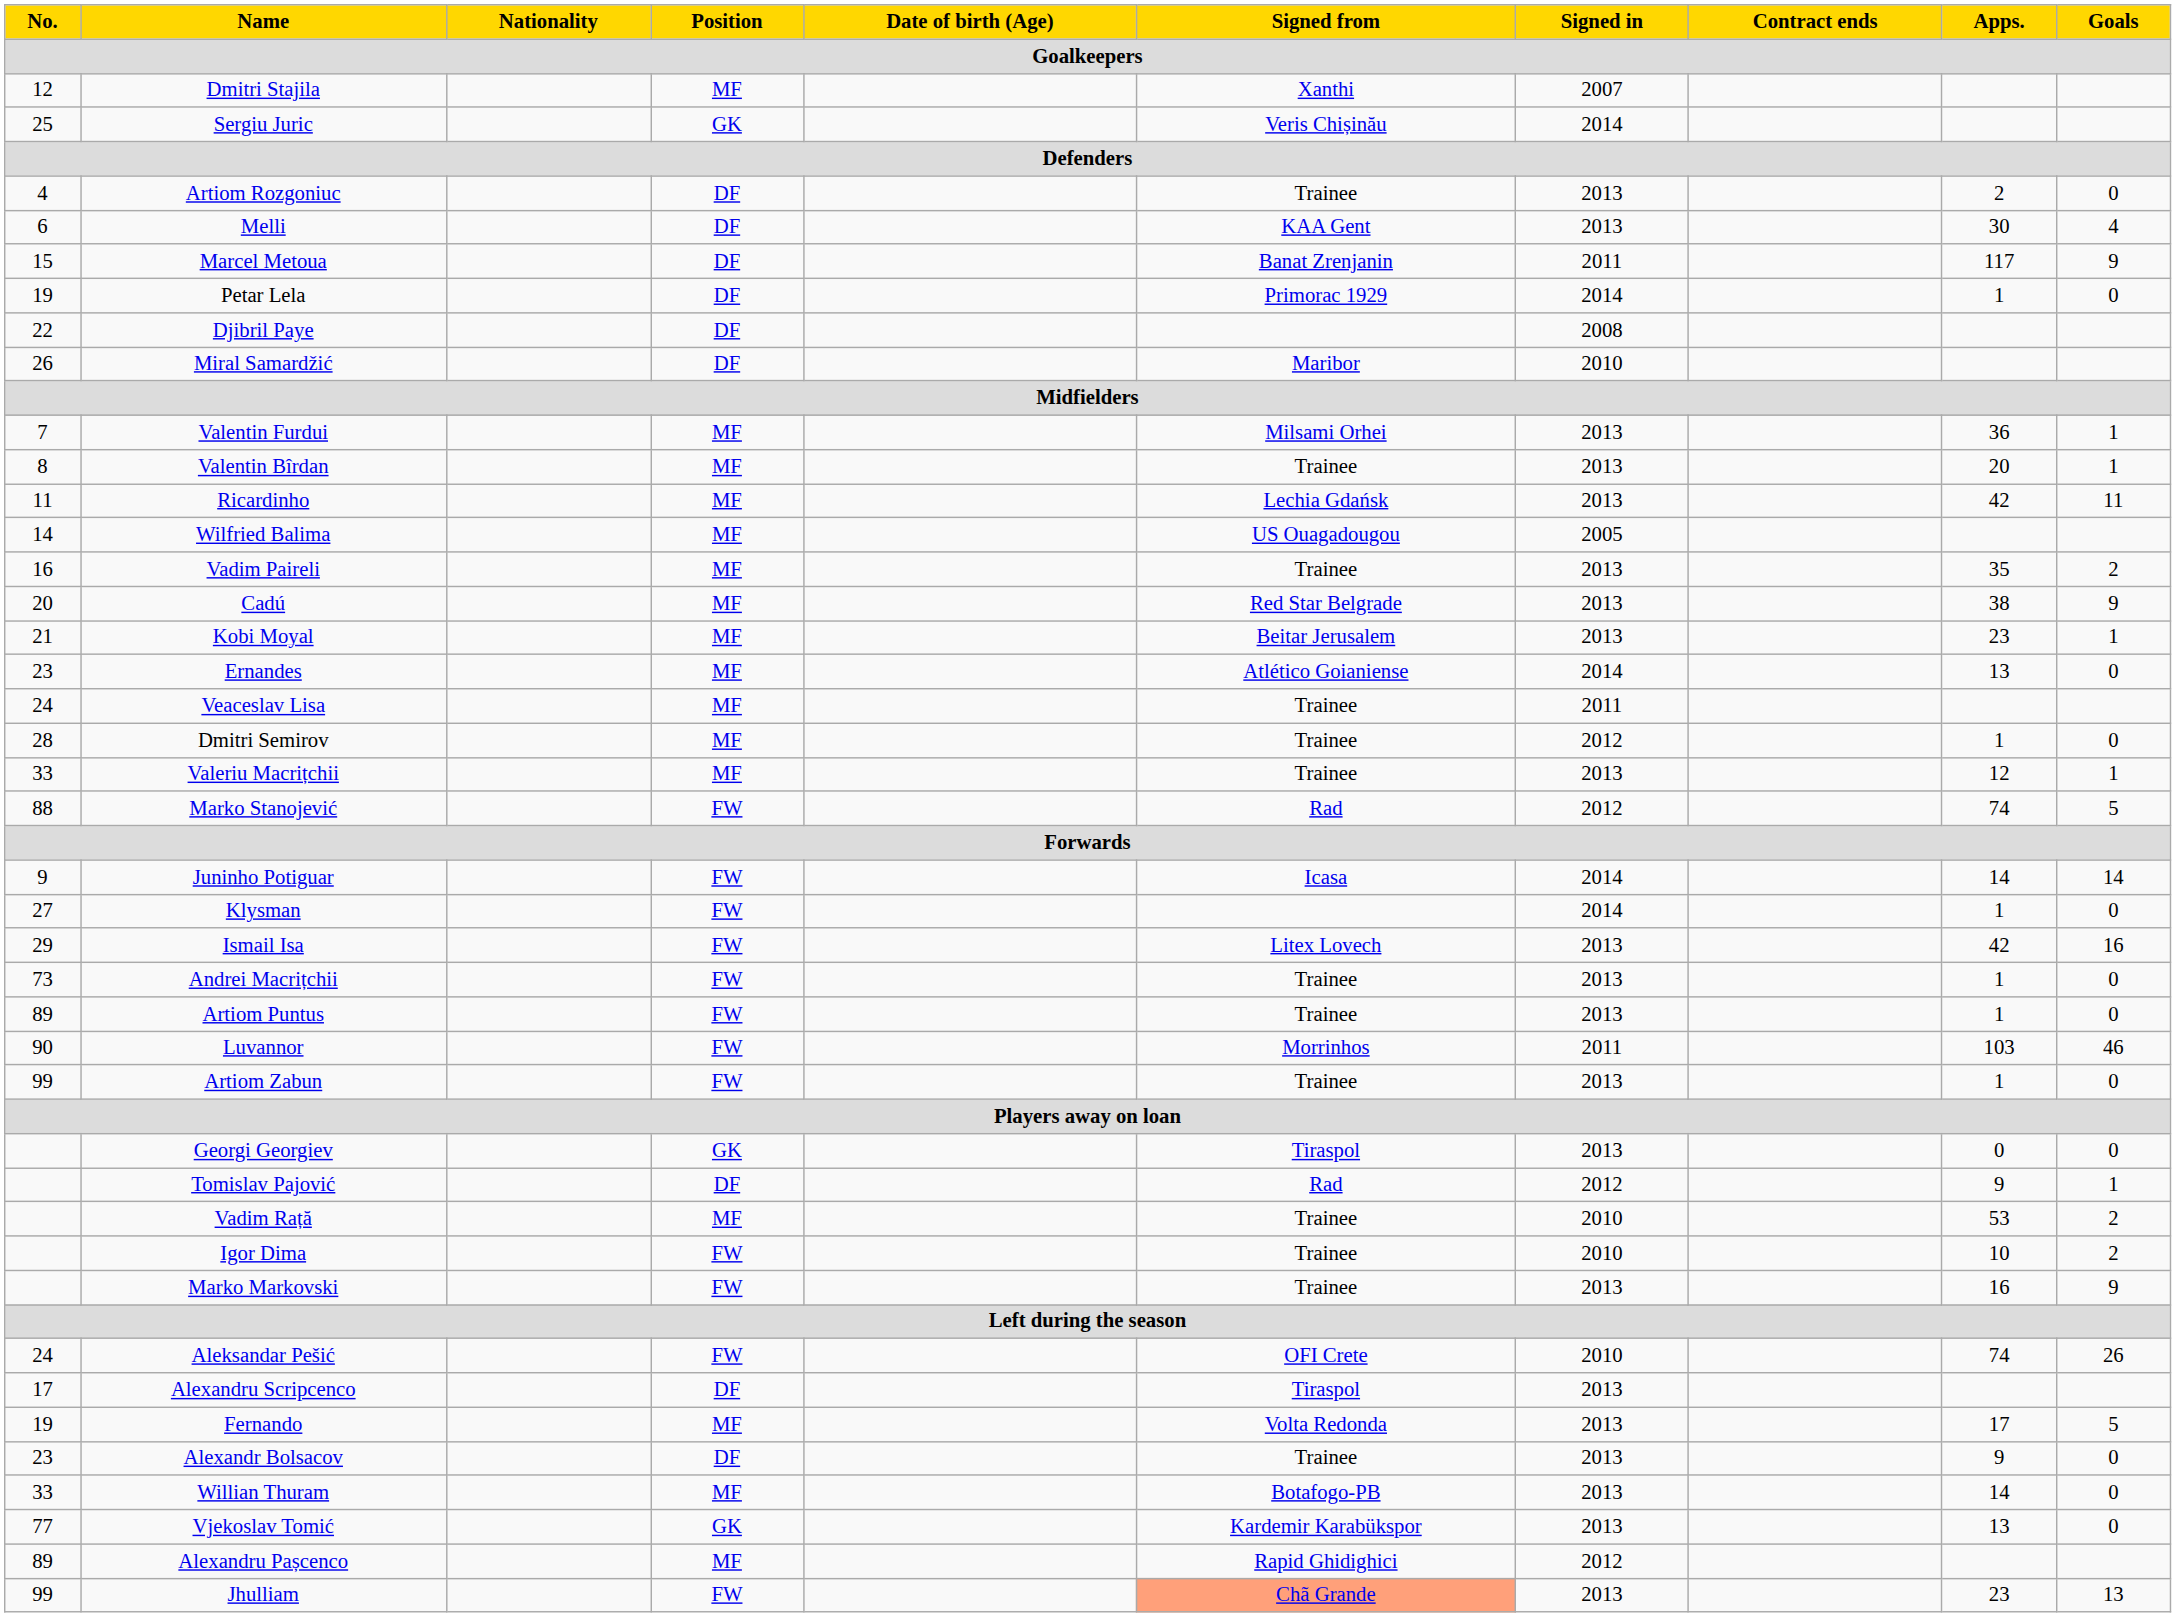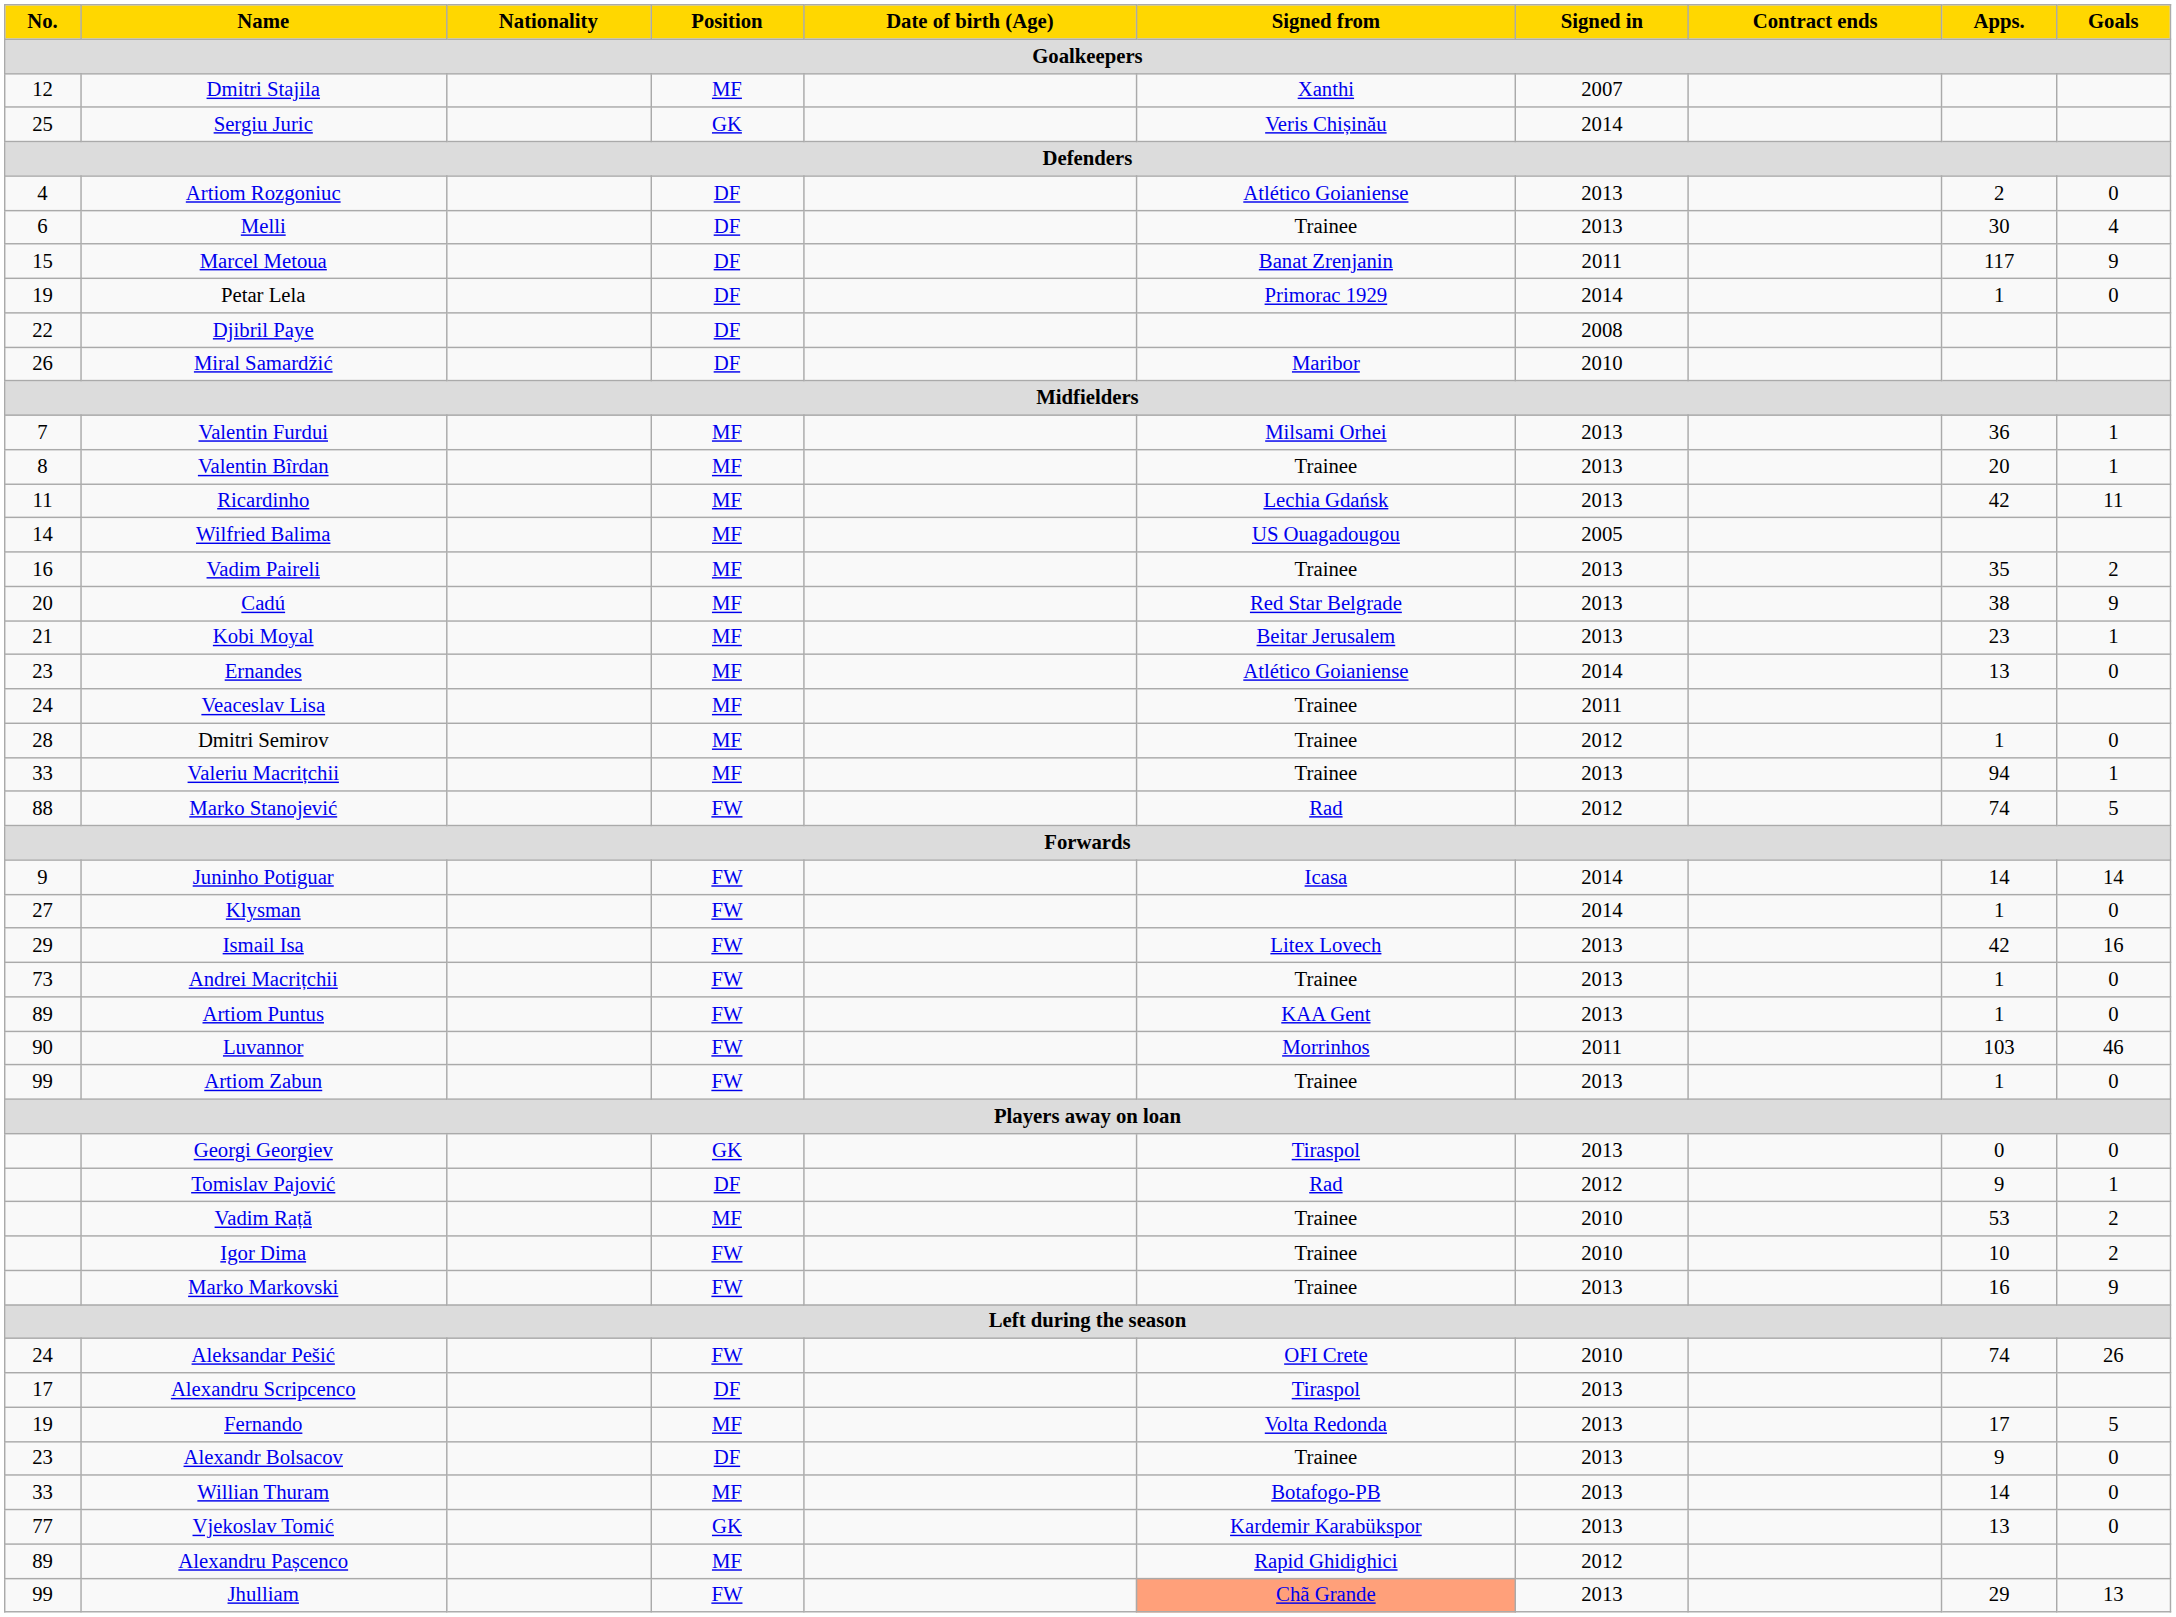(1326, 192) Trainee -> (1326, 192) Atlético Goianiense
(1326, 227) KAA Gent -> (1326, 227) Trainee
(1999, 774) 12 -> (1999, 774) 94
(1326, 1013) Trainee -> (1326, 1013) KAA Gent
(1999, 1595) 23 -> (1999, 1595) 29
